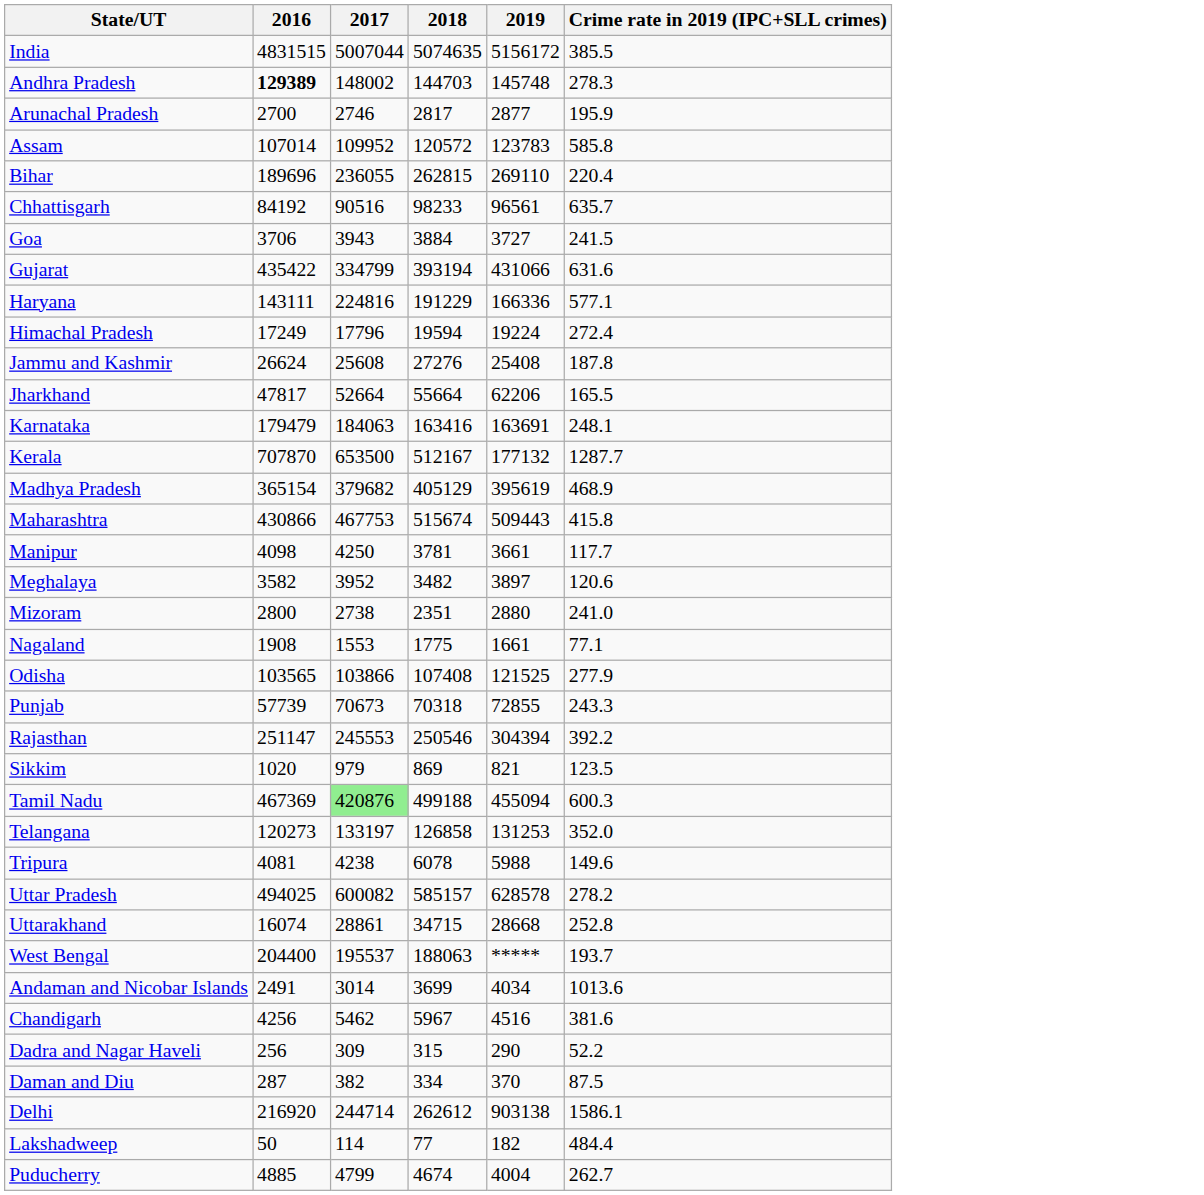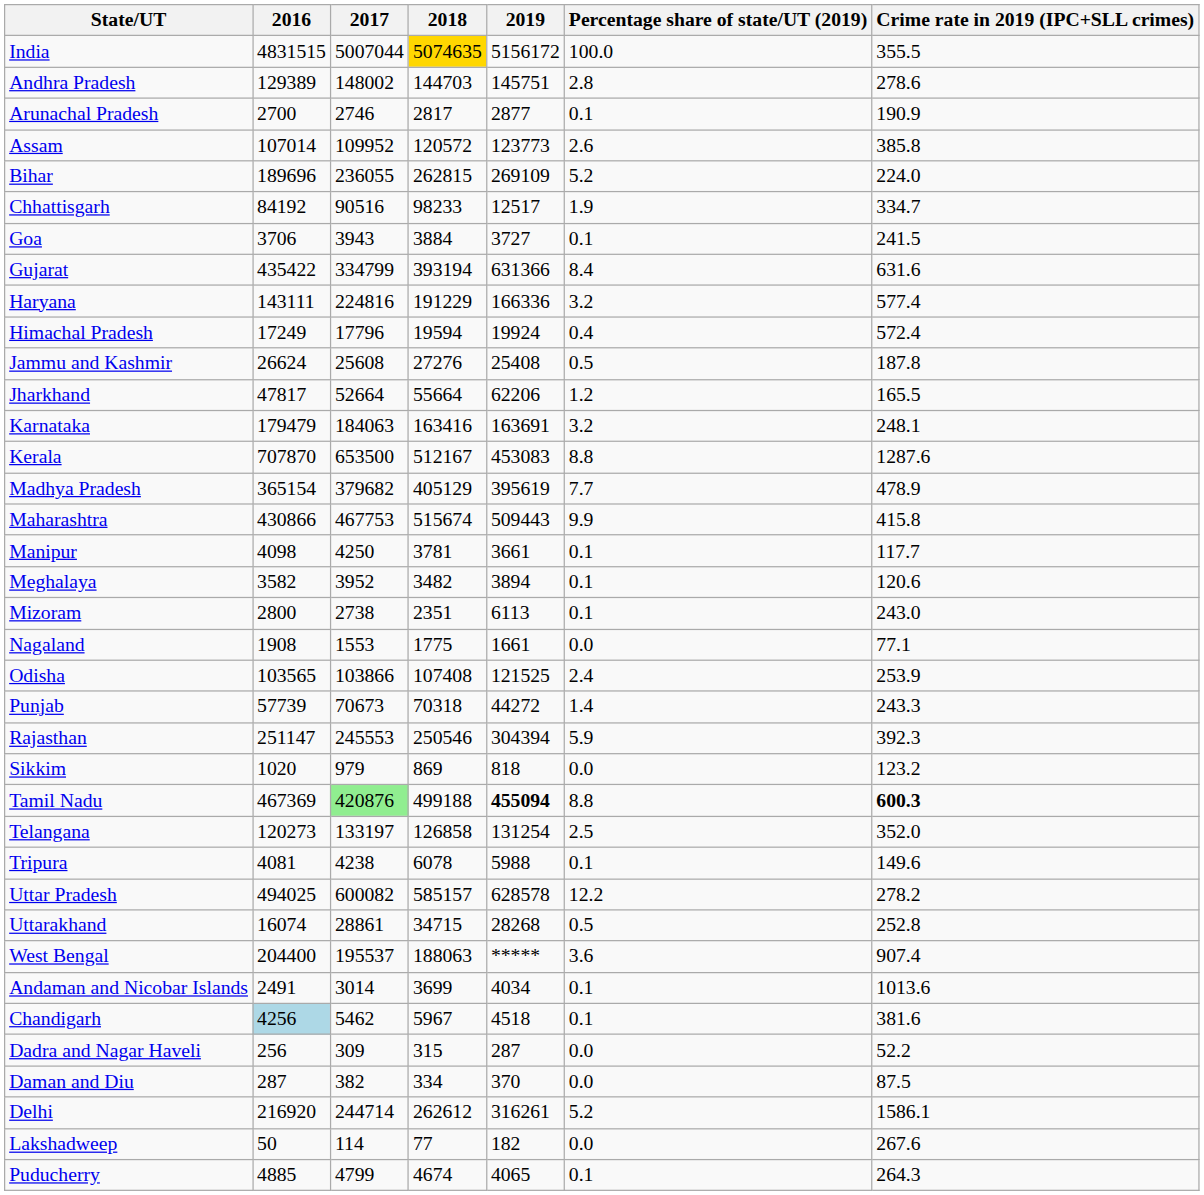+ column: (718, 20)
(447, 51) no background -> (447, 51) gold background
(591, 51) 385.5 -> (898, 51) 355.5
(287, 82) bold -> (287, 82) normal
(520, 82) 145748 -> (520, 82) 145751
(591, 82) 278.3 -> (898, 82) 278.6
(591, 113) 195.9 -> (898, 113) 190.9
(520, 144) 123783 -> (520, 144) 123773
(591, 144) 585.8 -> (898, 144) 385.8
(520, 176) 269110 -> (520, 176) 269109
(591, 176) 220.4 -> (898, 176) 224.0
(516, 207) 96561 -> (516, 207) 12517
(591, 207) 635.7 -> (898, 207) 334.7
(520, 269) 431066 -> (520, 269) 631366
(591, 301) 577.1 -> (898, 301) 577.4
(516, 332) 19224 -> (516, 332) 19924
(591, 332) 272.4 -> (898, 332) 572.4
(520, 457) 177132 -> (520, 457) 453083
(596, 457) 1287.7 -> (903, 457) 1287.6
(591, 488) 468.9 -> (898, 488) 478.9
(511, 581) 3897 -> (511, 581) 3894
(511, 613) 2880 -> (510, 613) 6113
(591, 613) 241.0 -> (898, 613) 243.0
(591, 675) 277.9 -> (898, 675) 253.9
(516, 706) 72855 -> (516, 706) 44272
(591, 737) 392.2 -> (898, 737) 392.3
(506, 769) 821 -> (506, 769) 818
(591, 769) 123.5 -> (898, 769) 123.2
(520, 800) normal -> (520, 800) bold
(591, 800) normal -> (898, 800) bold
(520, 831) 131253 -> (520, 831) 131254
(516, 925) 28668 -> (516, 925) 28268
(591, 956) 193.7 -> (898, 956) 907.4
(277, 1018) no background -> (277, 1018) lightblue background
(511, 1018) 4516 -> (511, 1018) 4518
(506, 1050) 290 -> (506, 1050) 287
(520, 1112) 903138 -> (520, 1112) 316261
(591, 1143) 484.4 -> (898, 1143) 267.6
(511, 1174) 4004 -> (511, 1174) 4065
(591, 1174) 262.7 -> (898, 1174) 264.3
